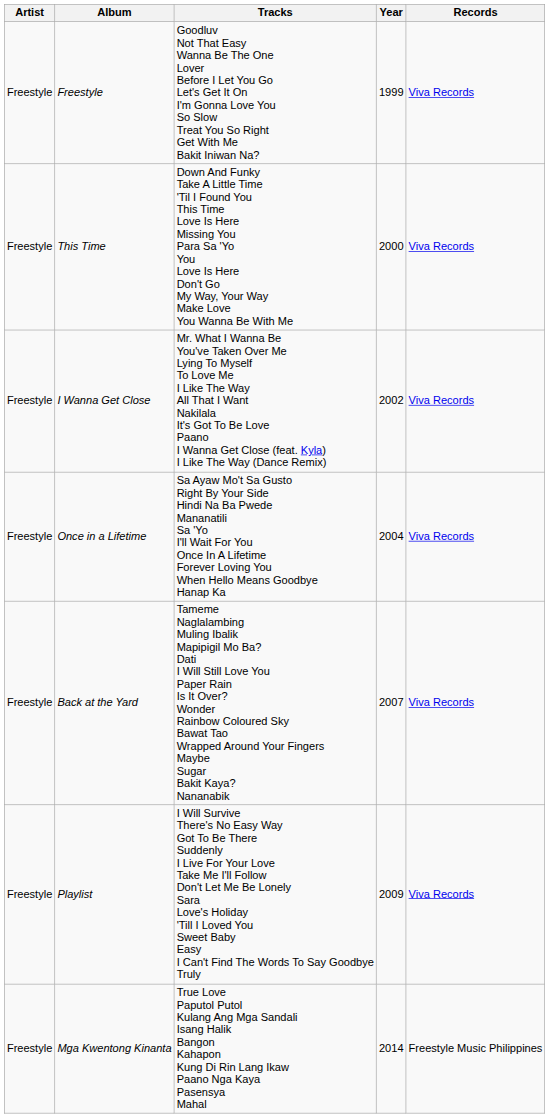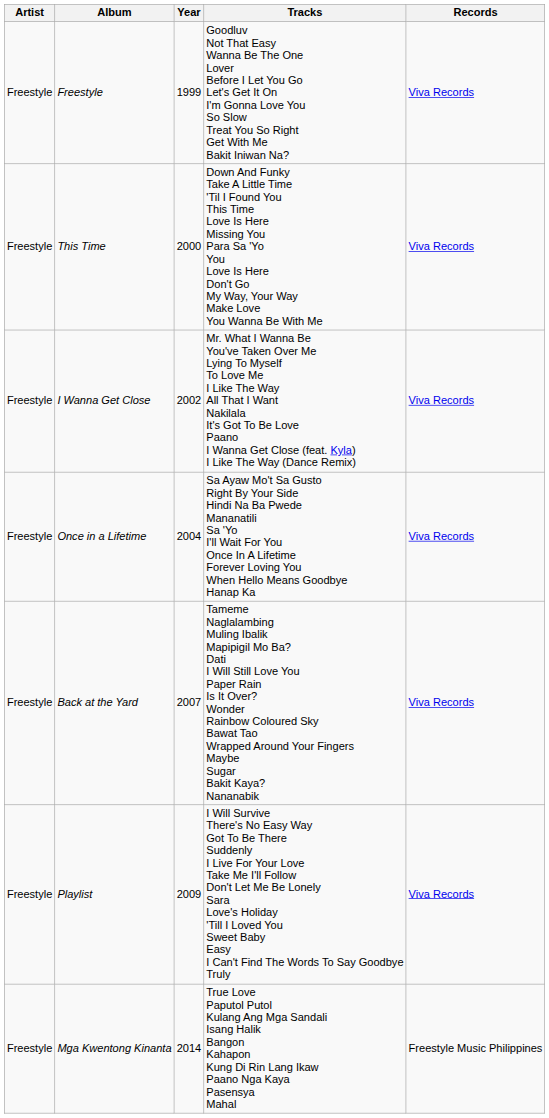columns swapped: (275, 13) <-> (391, 13)
